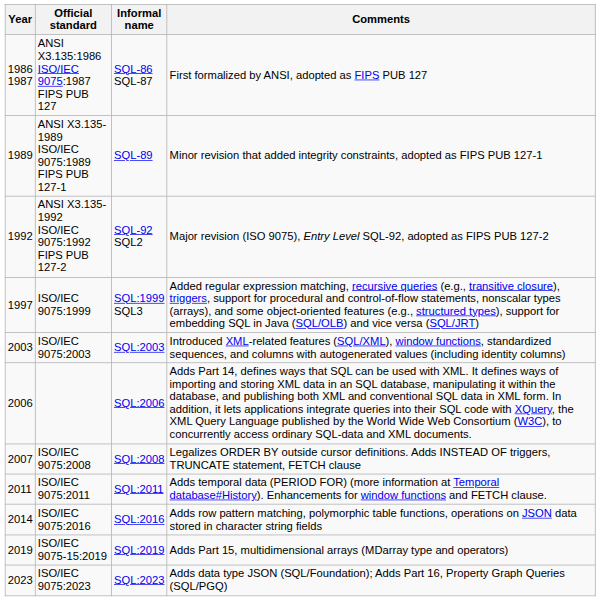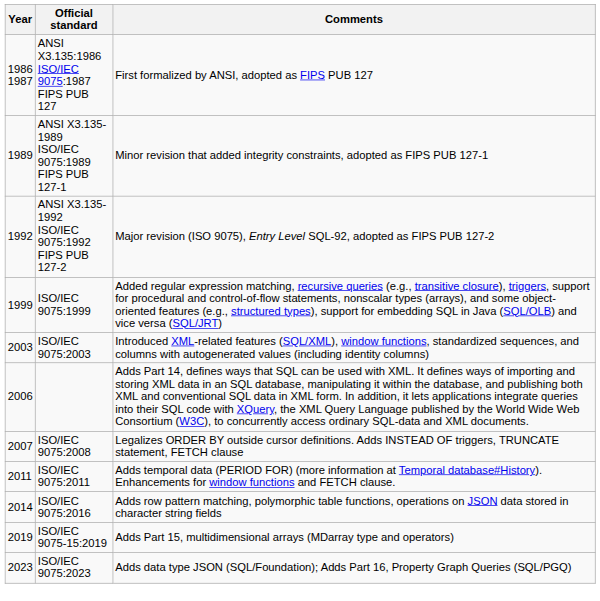- column: (139, 19)
(20, 304) 1997 -> (20, 304) 1999
